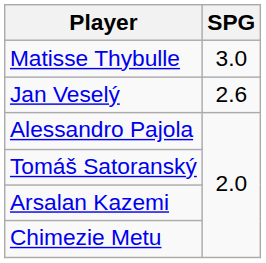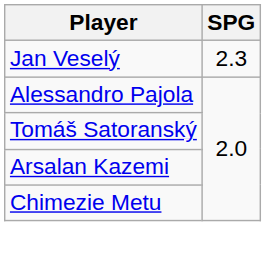- row: (95, 58)
(231, 94) 2.6 -> (231, 58) 2.3
